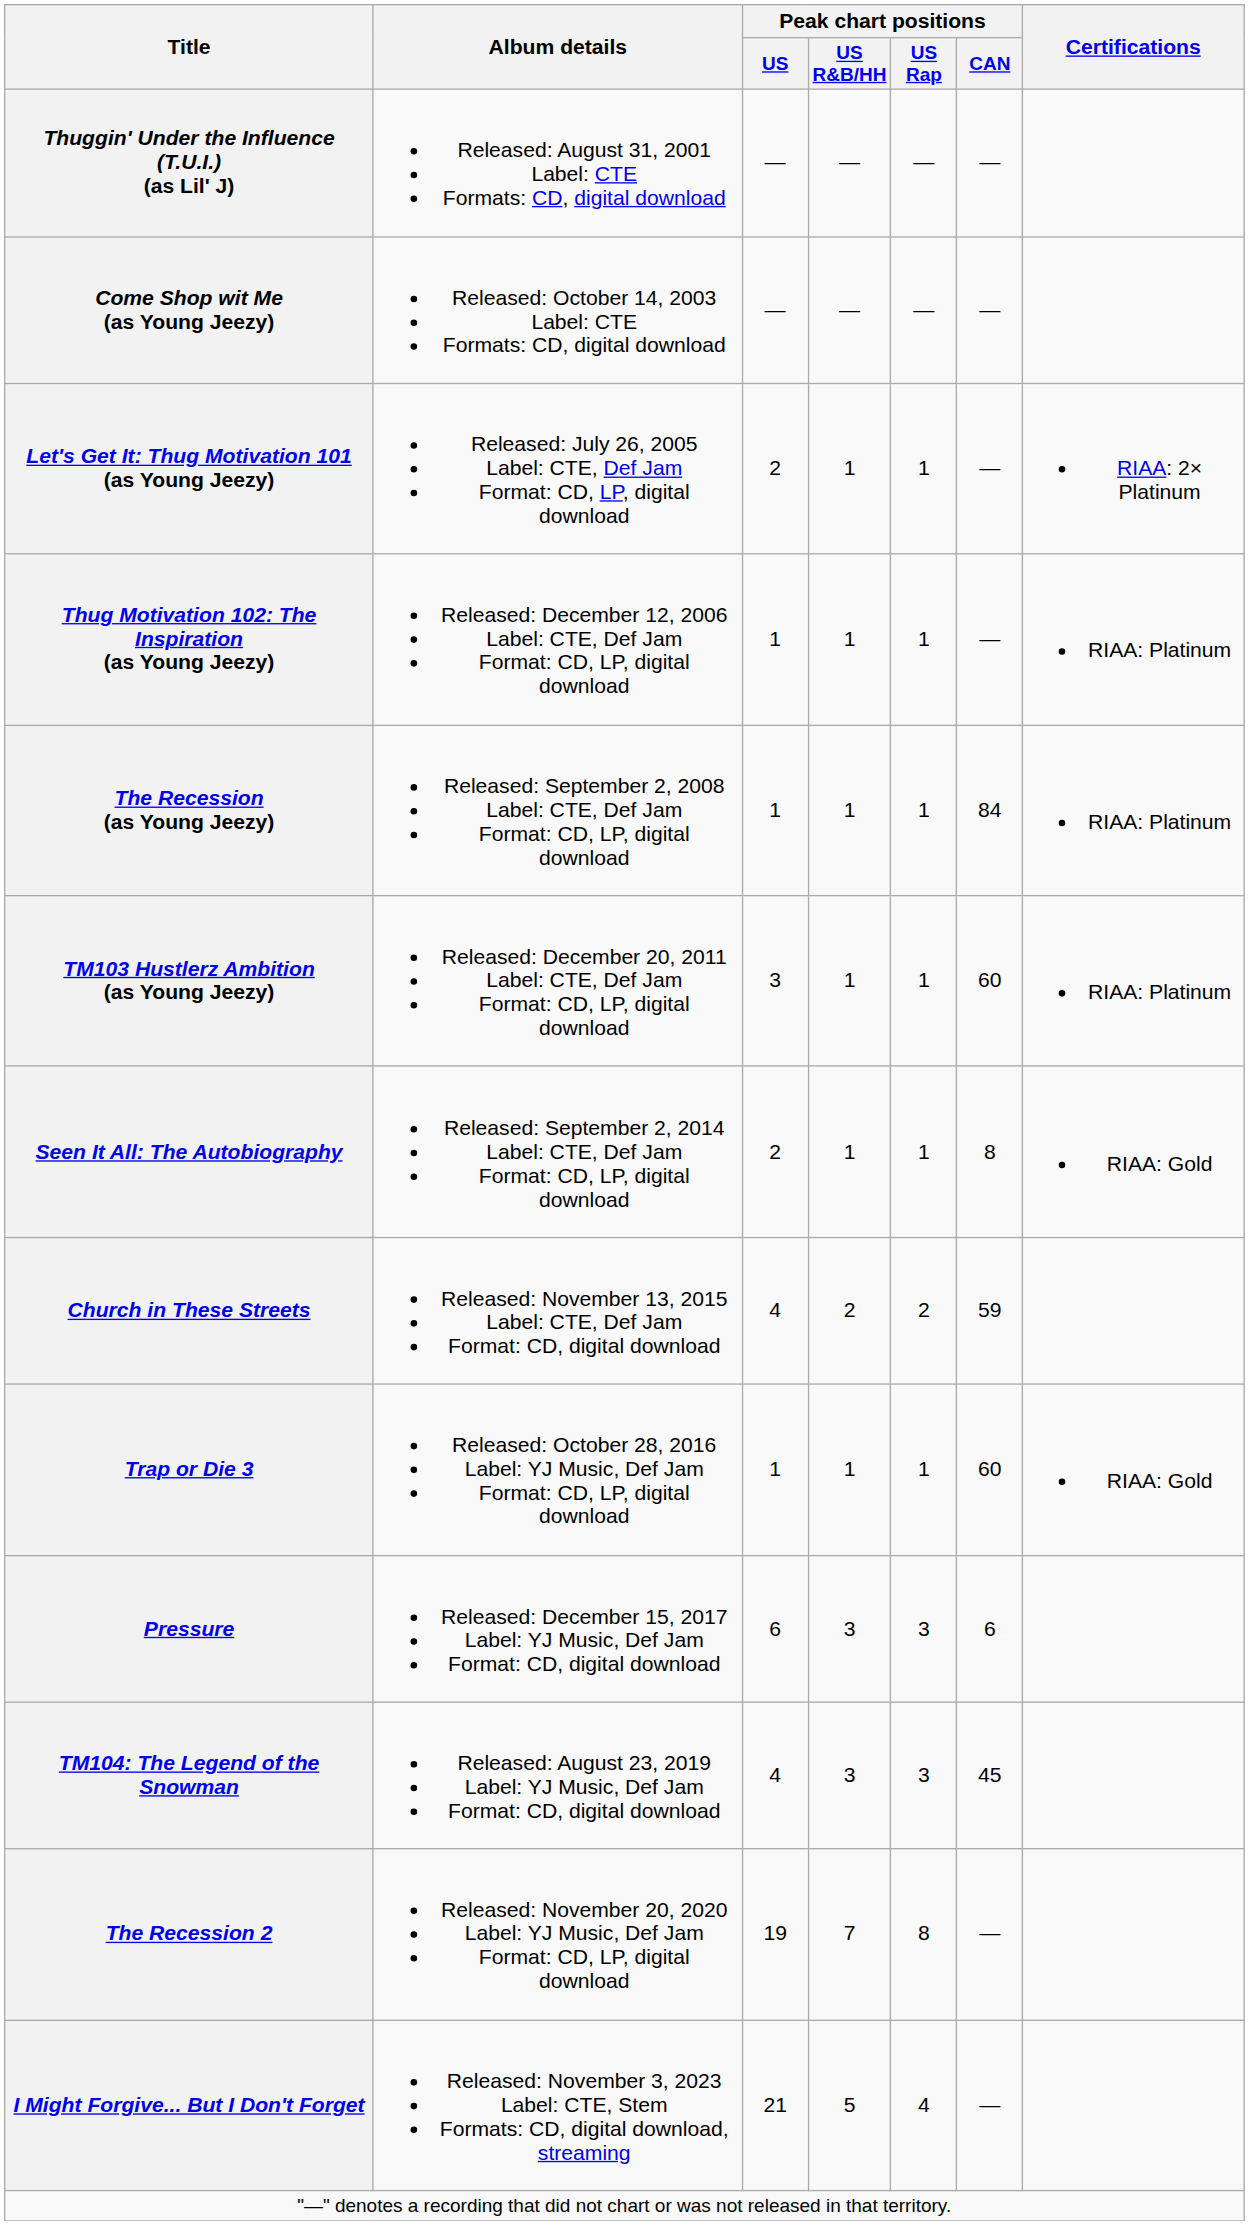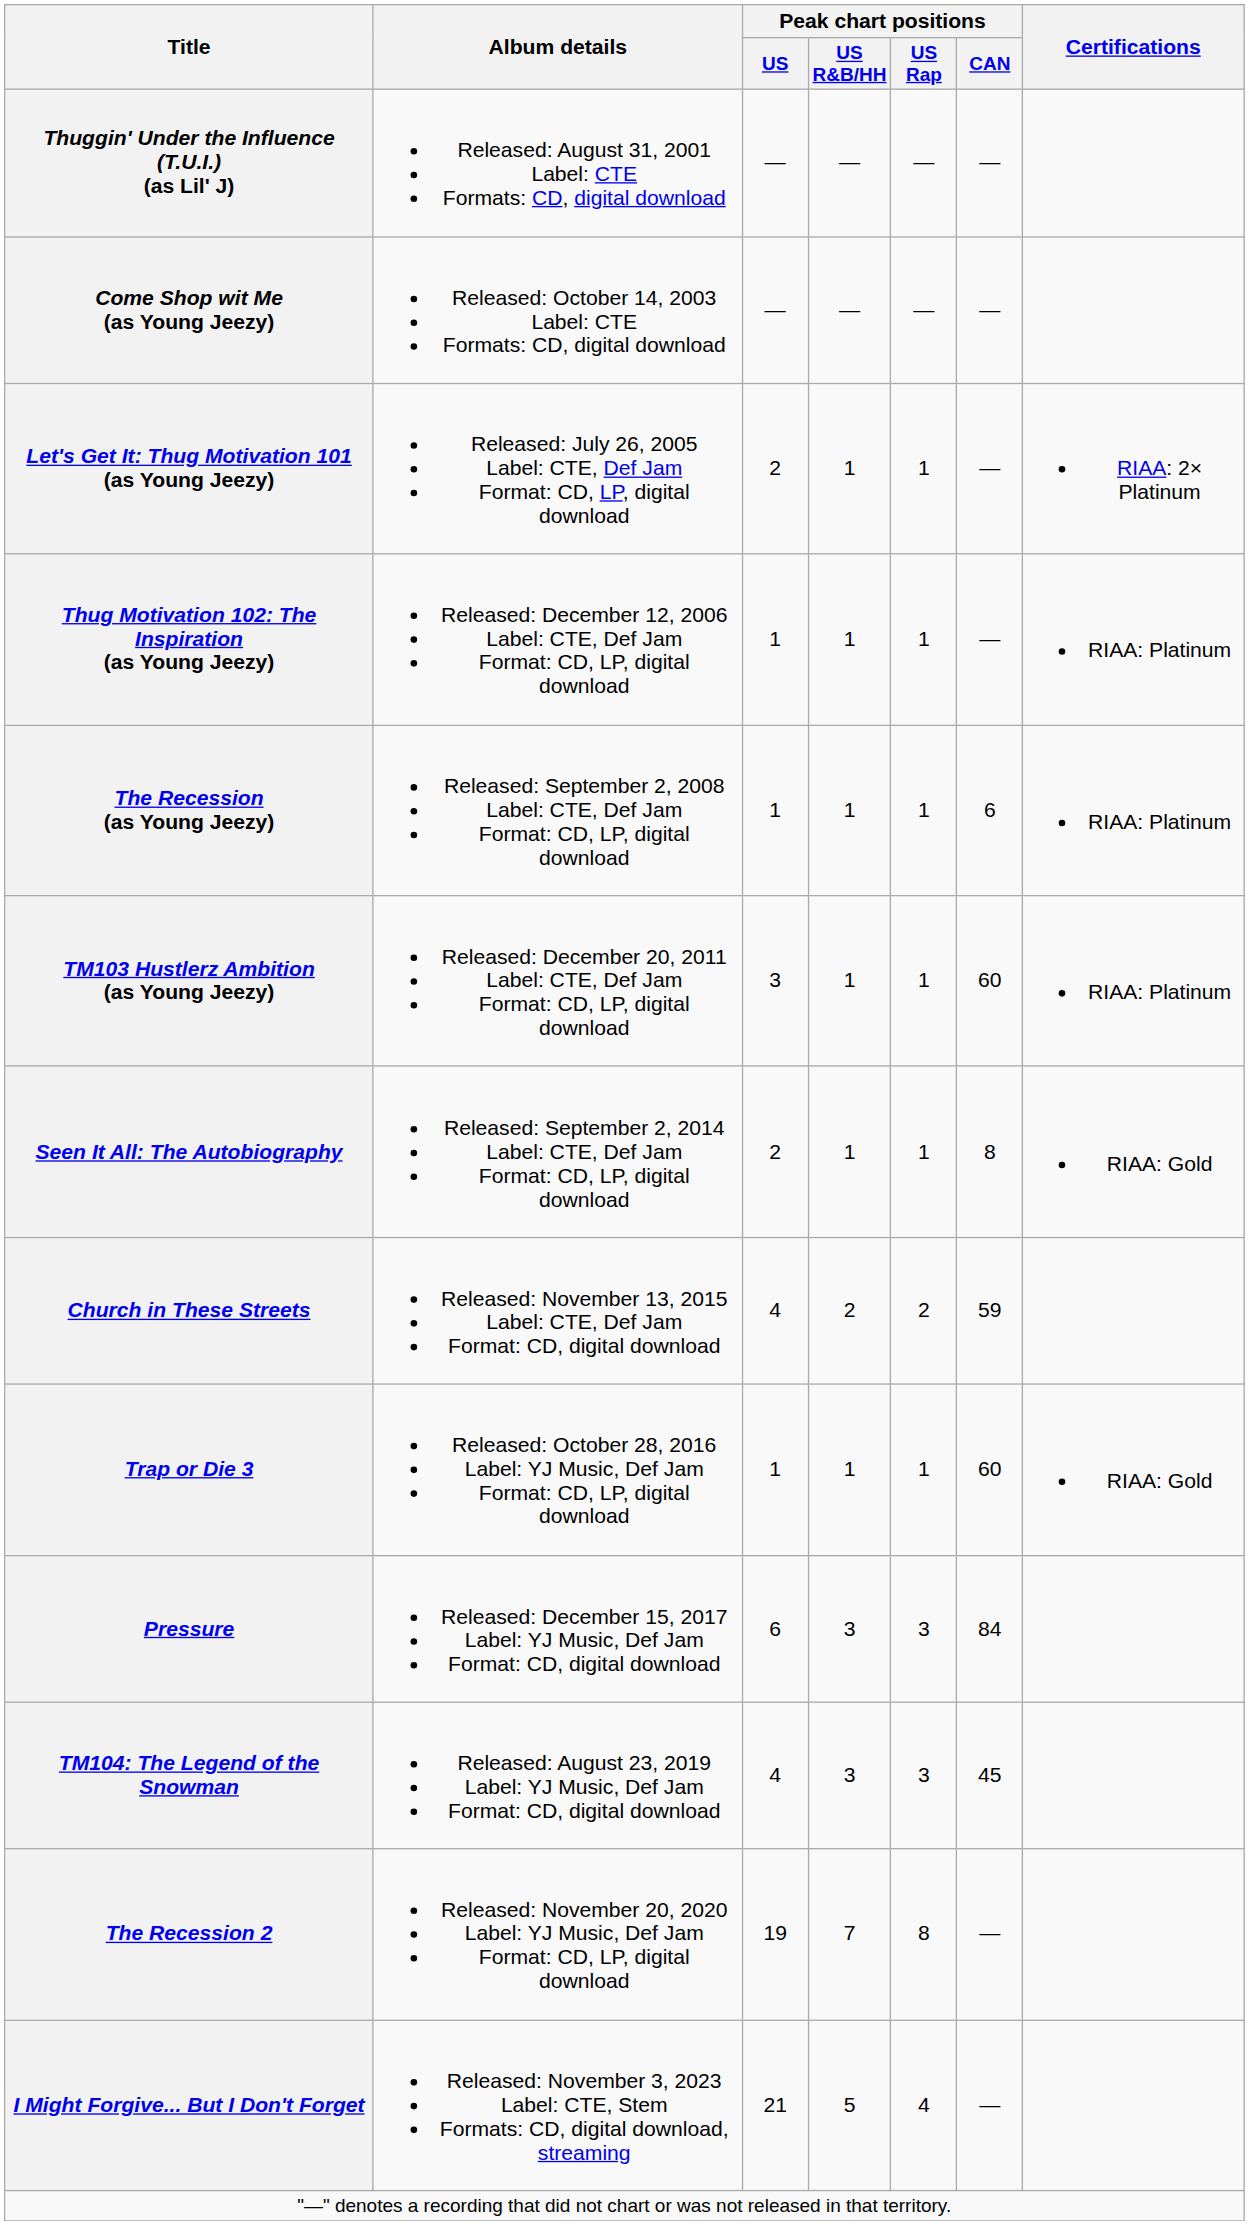(990, 810) 84 -> (990, 810) 6
(990, 1628) 6 -> (990, 1628) 84
